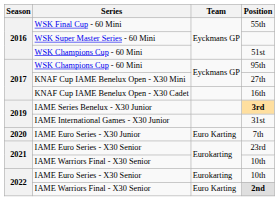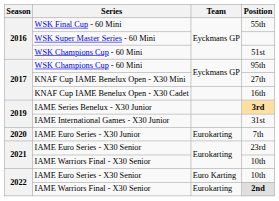(214, 134) Euro Karting -> (212, 134) Eurokarting
(212, 175) Eurokarting -> (214, 175) Euro Karting
(214, 188) Euro Karting -> (212, 188) Eurokarting
